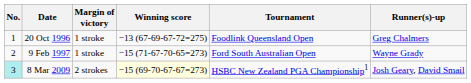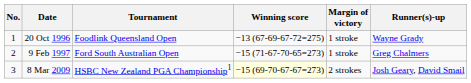columns swapped: (290, 17) <-> (94, 17)
(401, 38) Greg Chalmers -> (398, 38) Wayne Grady
(398, 53) Wayne Grady -> (401, 53) Greg Chalmers
(13, 70) paleturquoise background -> (13, 70) no background
